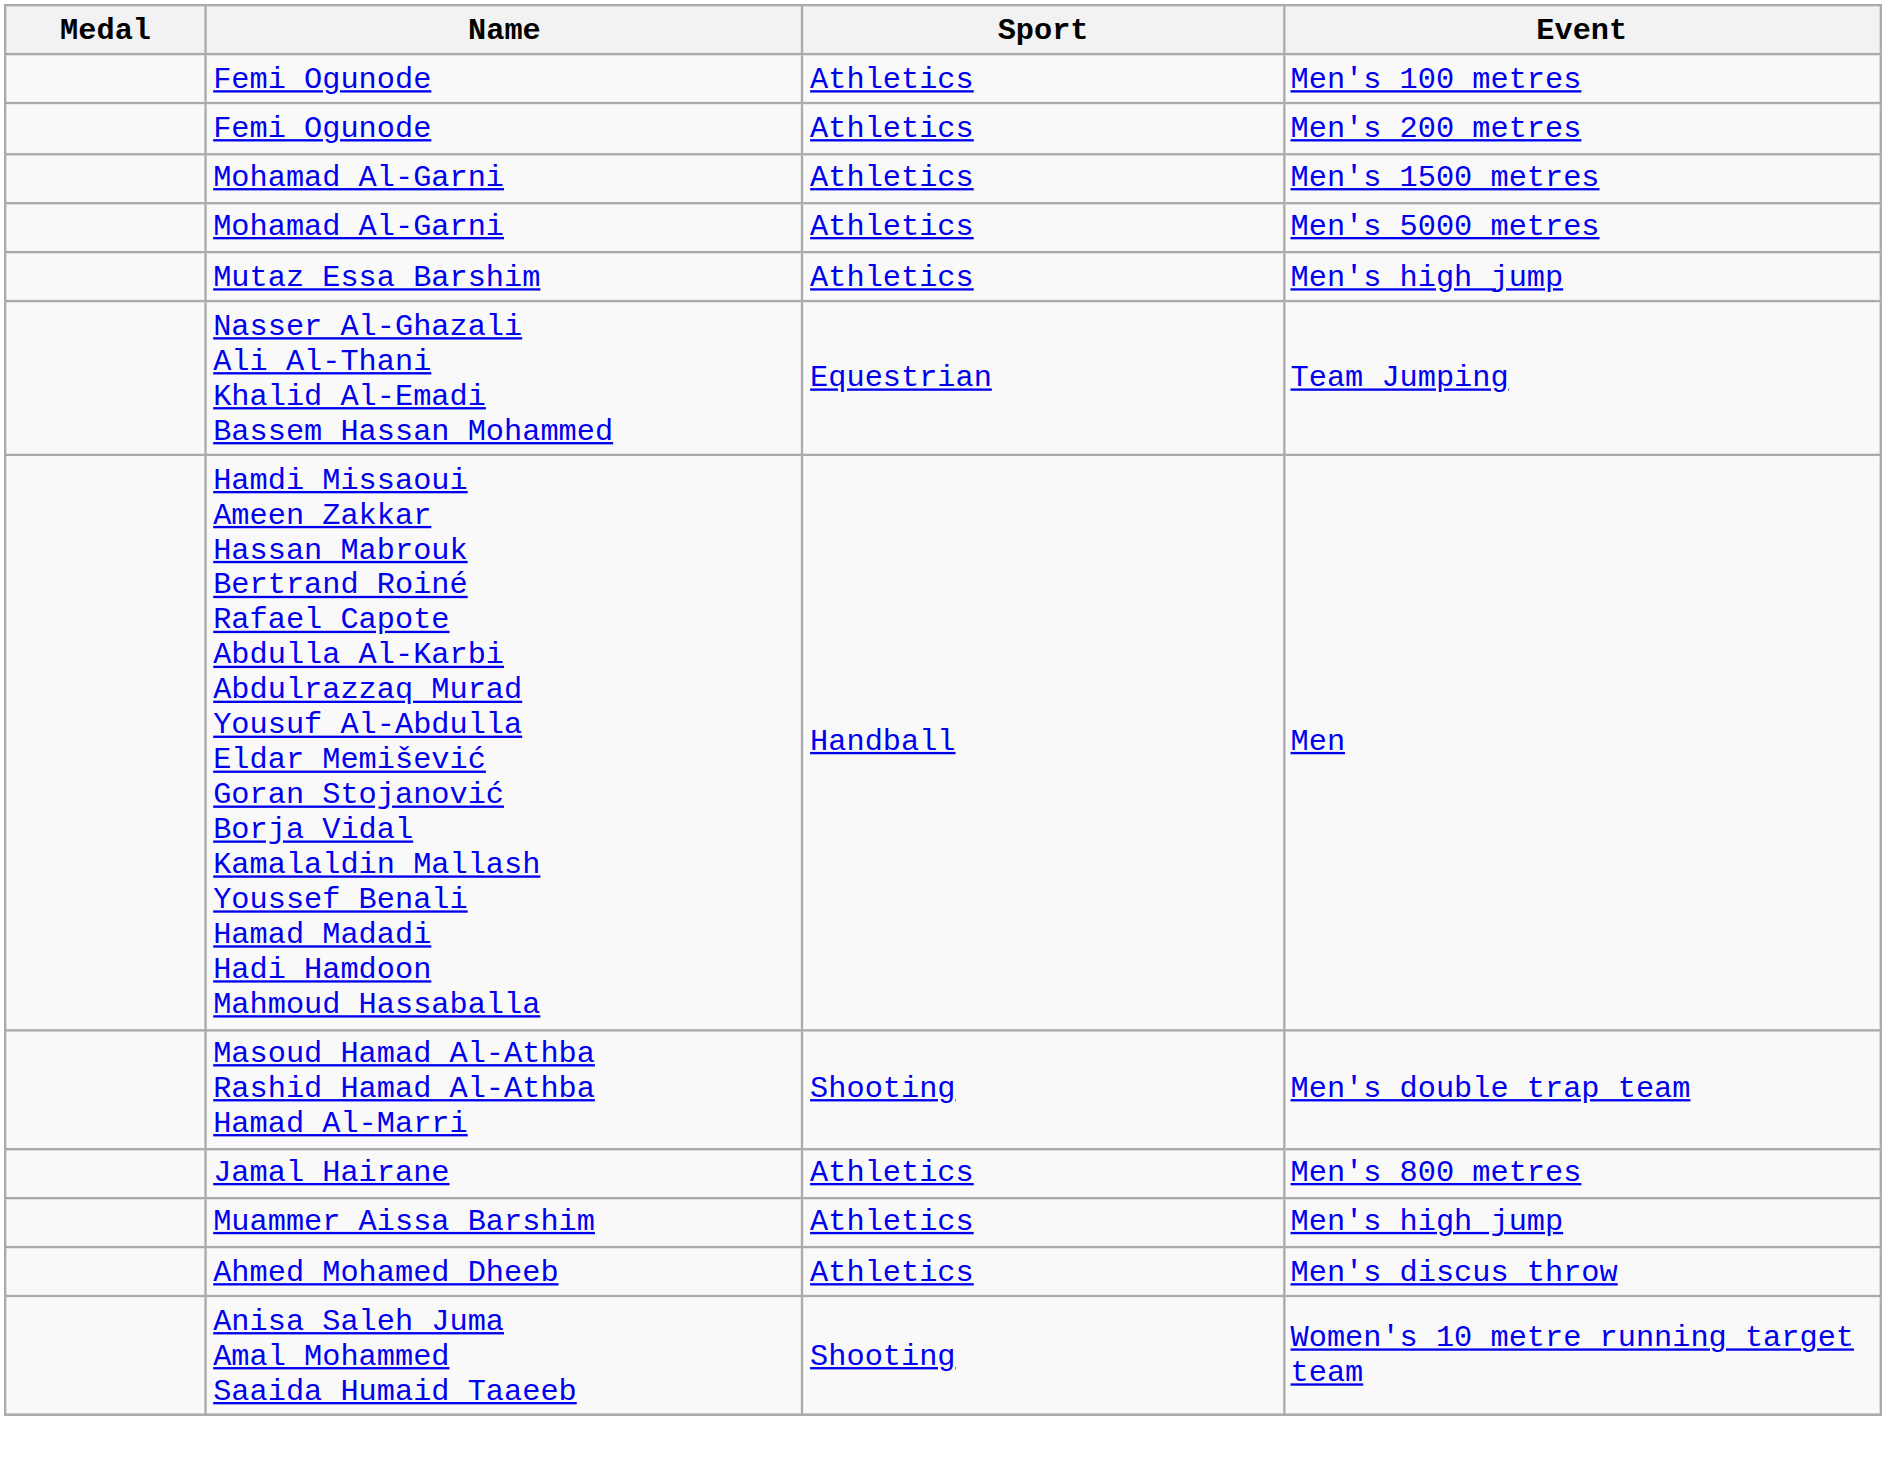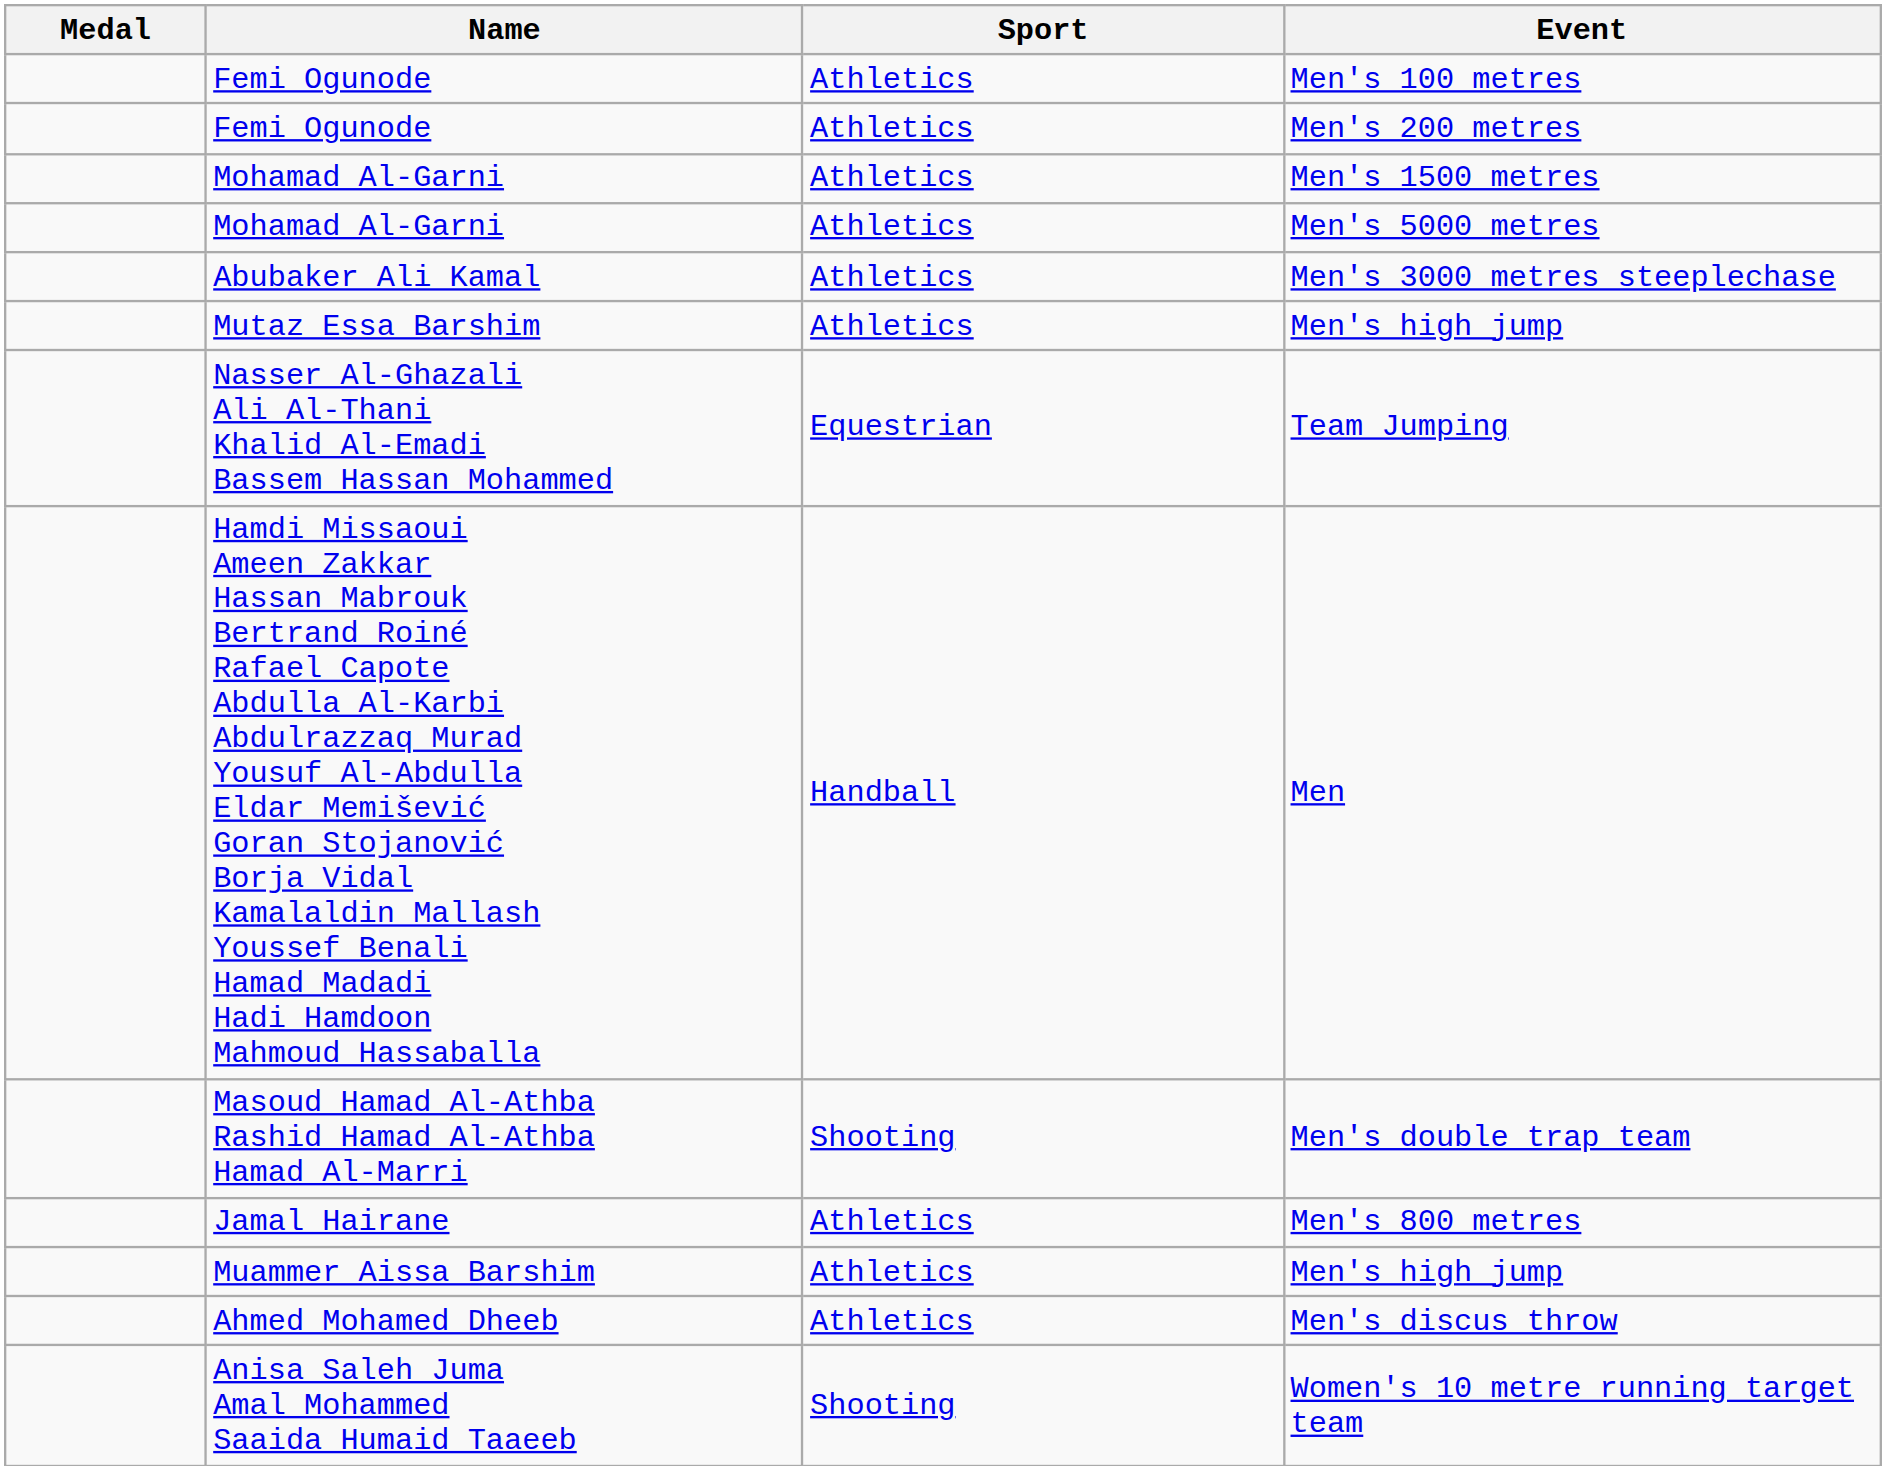+ row: (377, 277)
